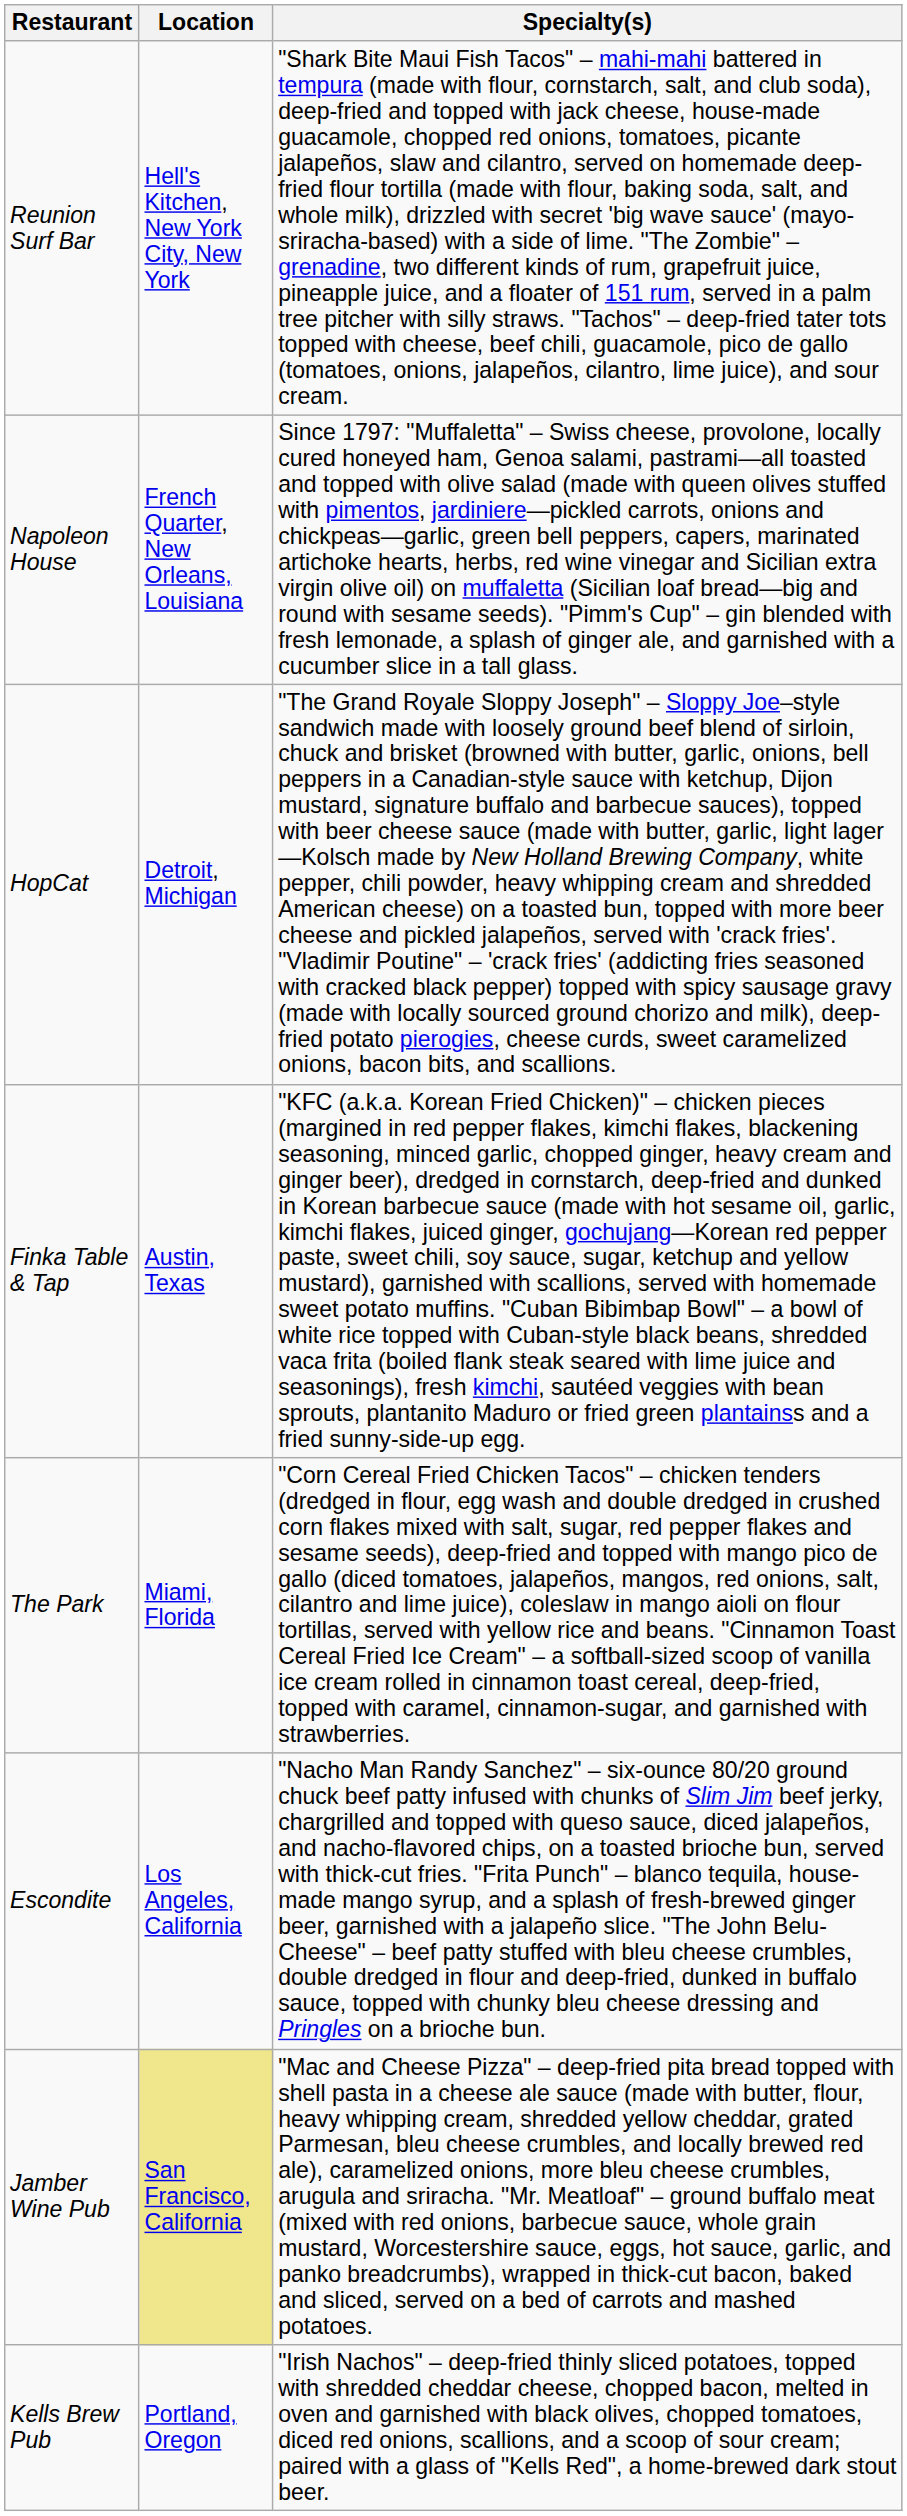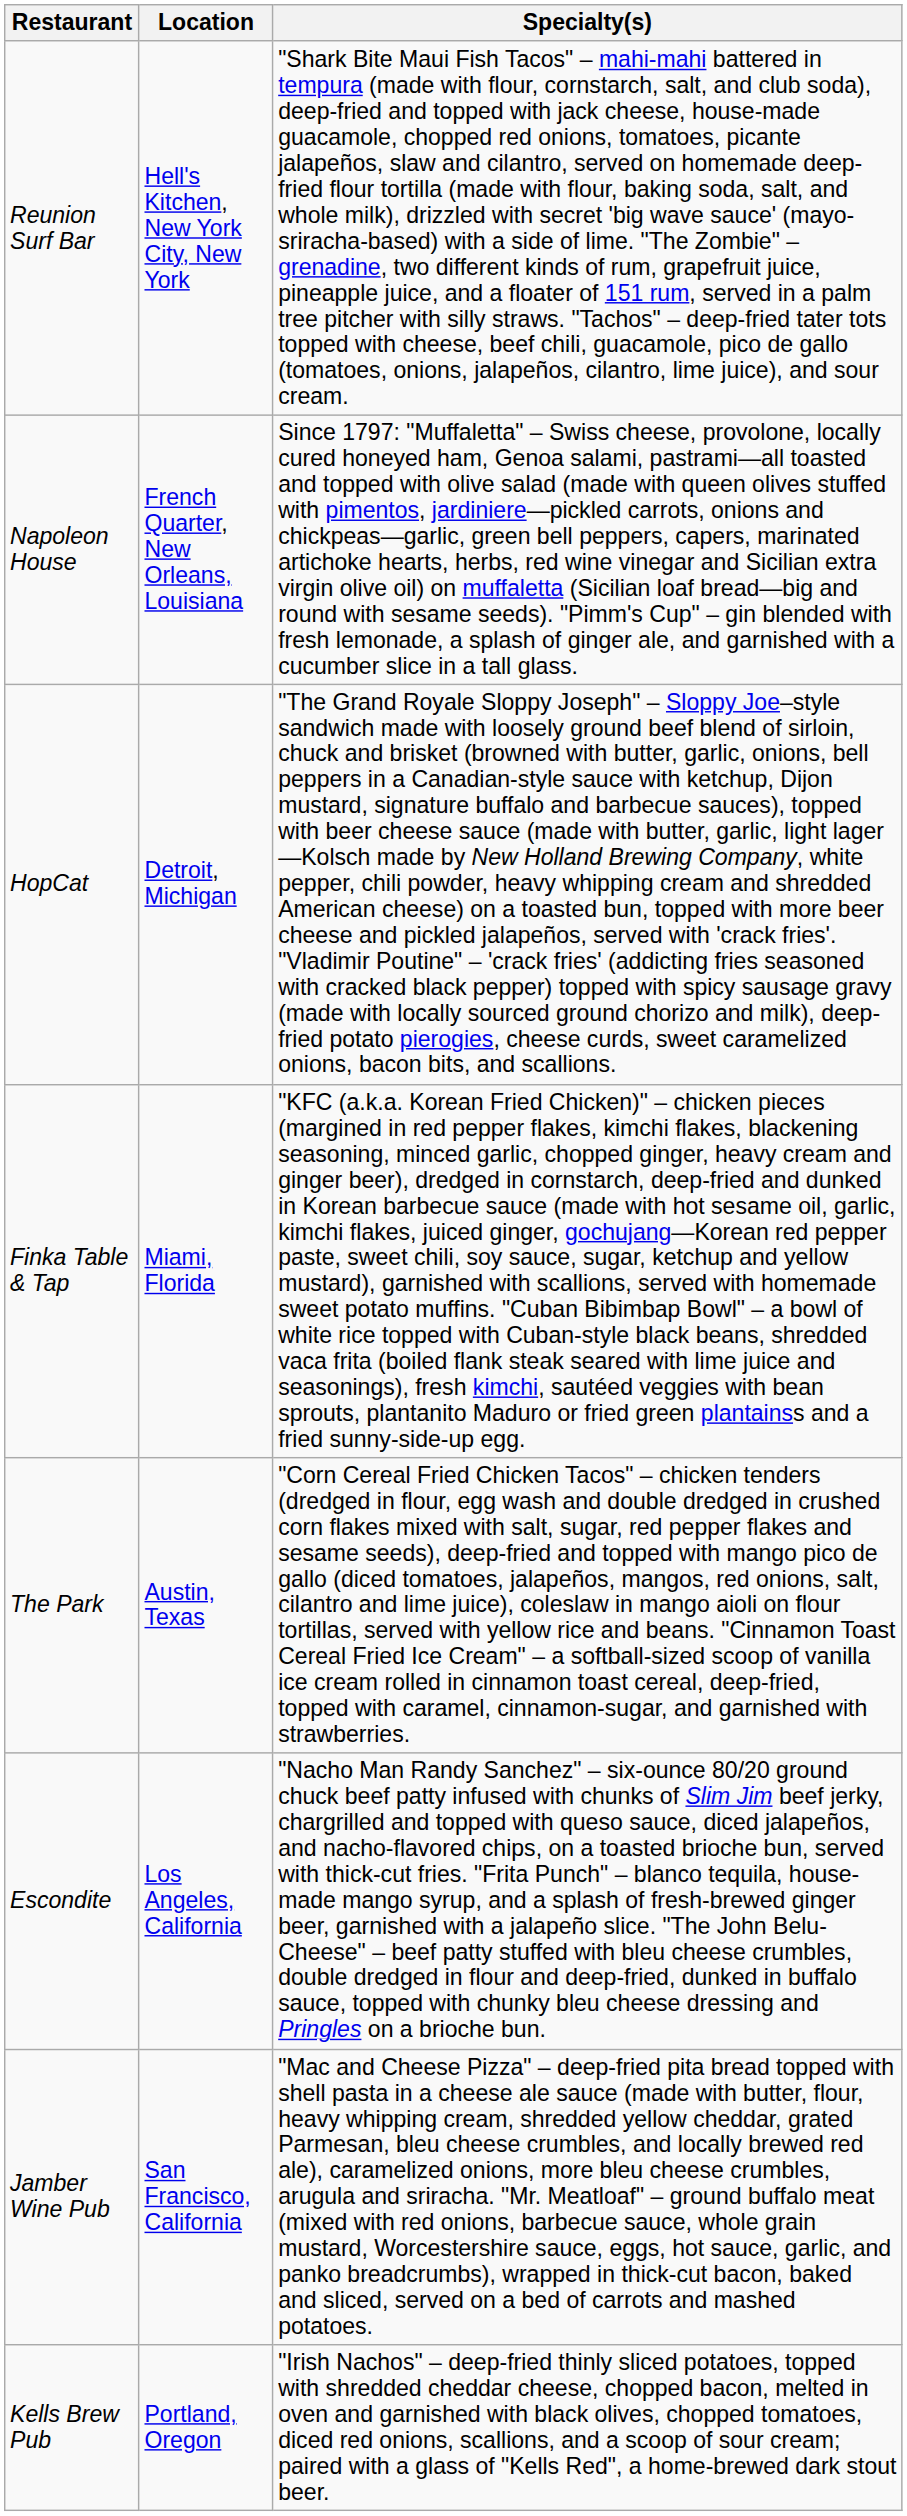(180, 1270) Austin, Texas -> (180, 1270) Miami, Florida
(180, 1605) Miami, Florida -> (180, 1605) Austin, Texas
(198, 2196) khaki background -> (198, 2196) no background
